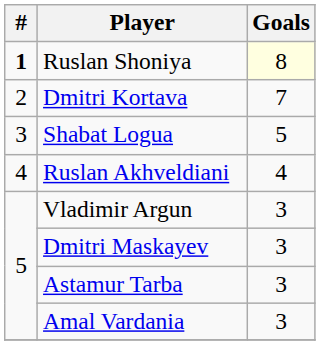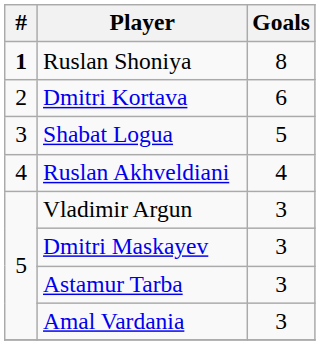(281, 60) lightyellow background -> (281, 60) no background
(281, 97) 7 -> (281, 97) 6
